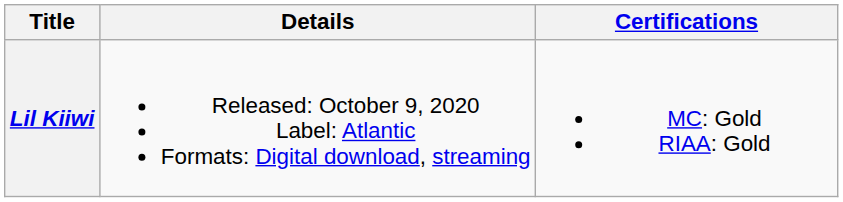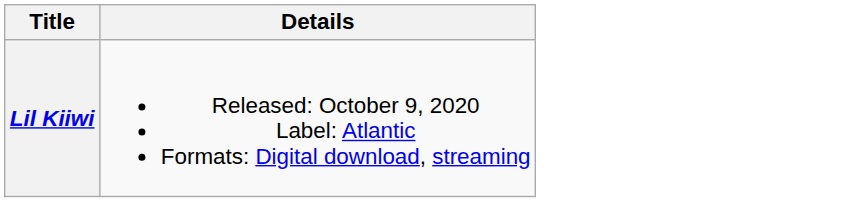- column: (686, 22)
